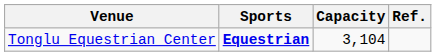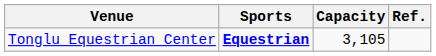(364, 40) 3,104 -> (364, 40) 3,105
